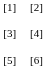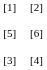rows swapped: (10, 34) <-> (10, 60)
